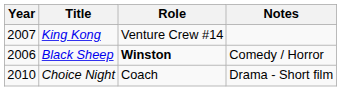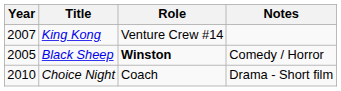(22, 55) 2006 -> (22, 55) 2005
